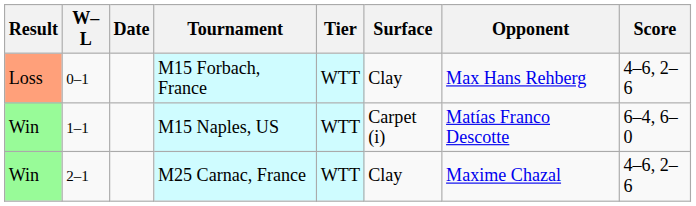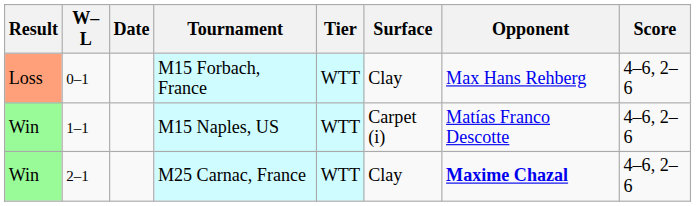(651, 127) 6–4, 6–0 -> (651, 127) 4–6, 2–6
(504, 176) normal -> (507, 176) bold
